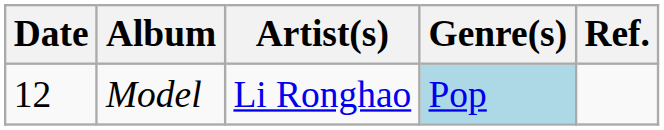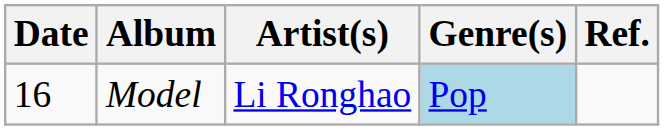(33, 93) 12 -> (33, 93) 16
